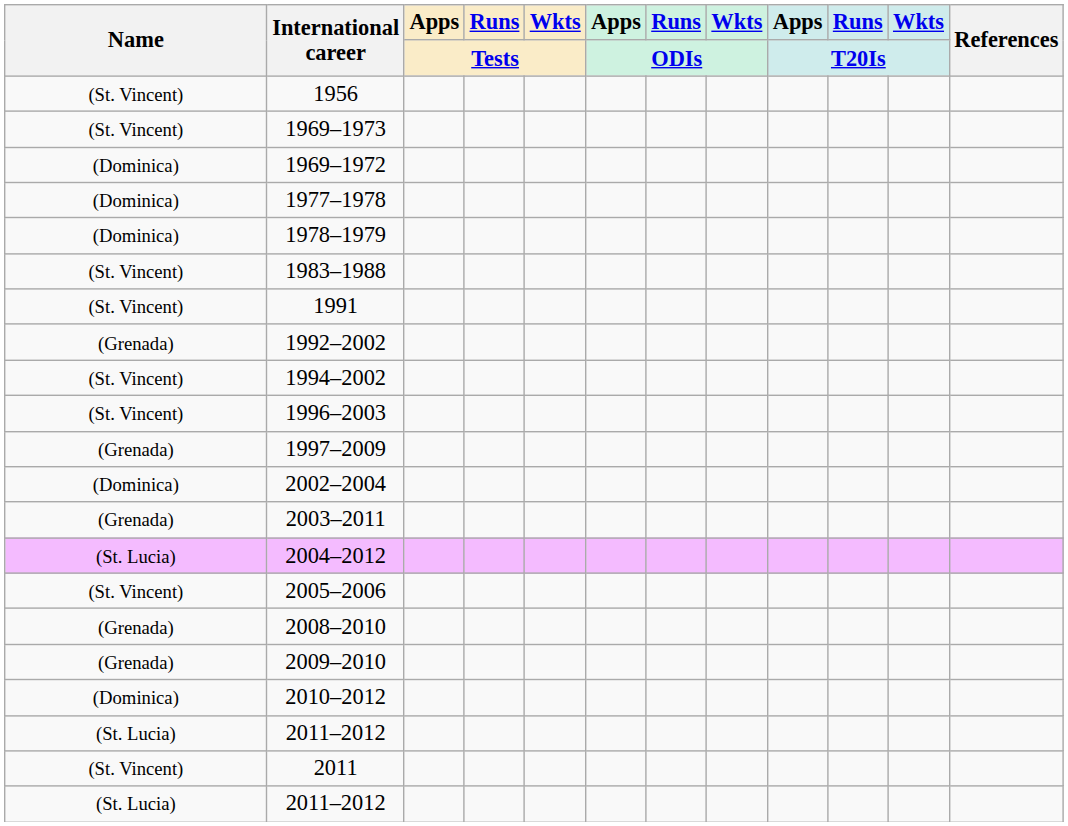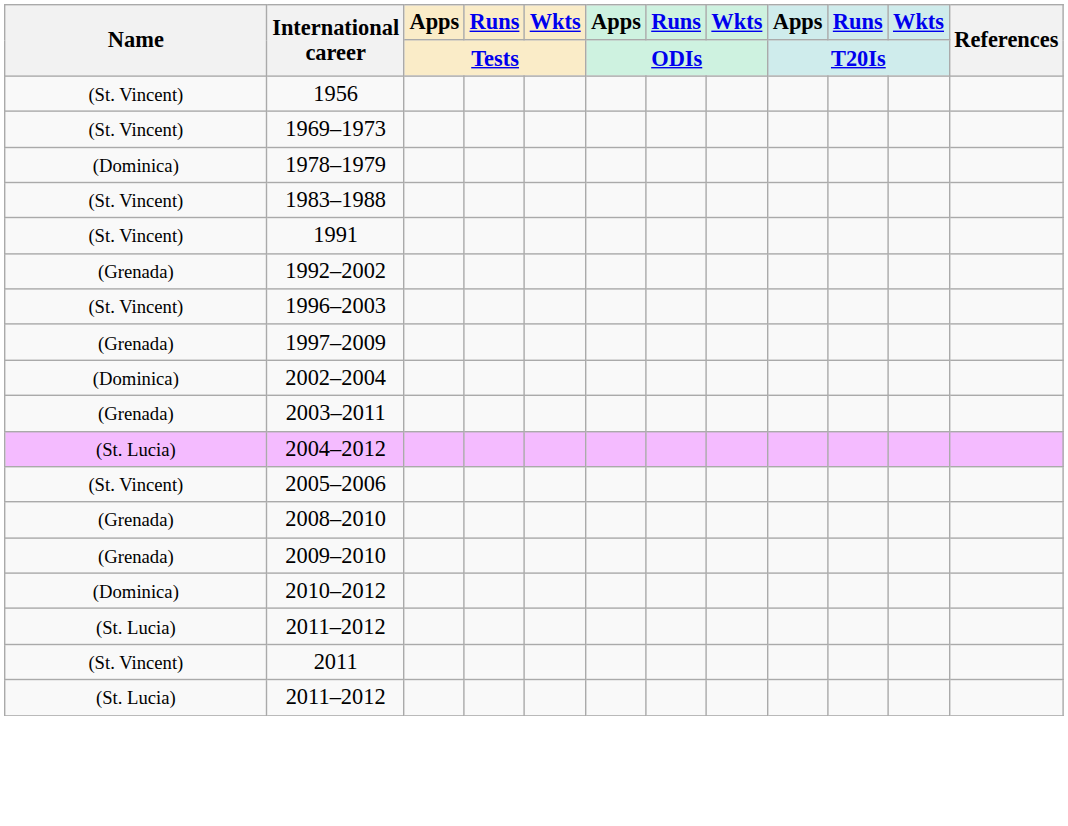- row: (136, 165)
- row: (136, 201)
- row: (136, 378)
